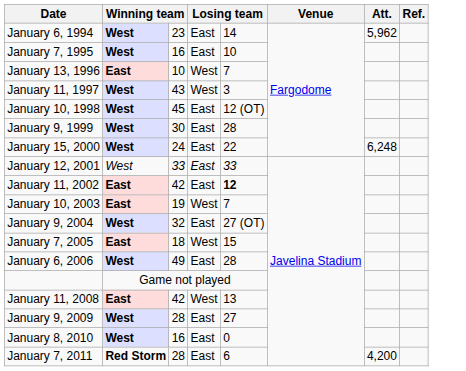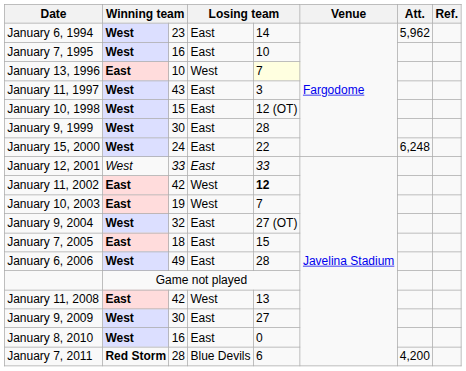(226, 71) no background -> (259, 71) lightyellow background
(204, 90) West -> (203, 90) East
(178, 109) 45 -> (178, 109) 15
(203, 185) East -> (204, 185) West
(204, 242) West -> (203, 242) East
(178, 318) 28 -> (178, 318) 30
(203, 356) East -> (221, 356) Blue Devils
